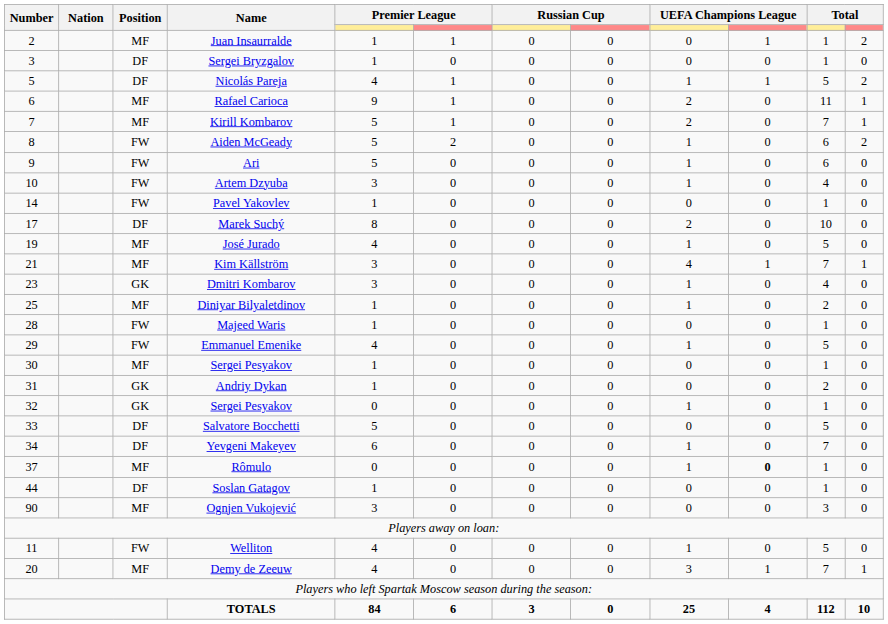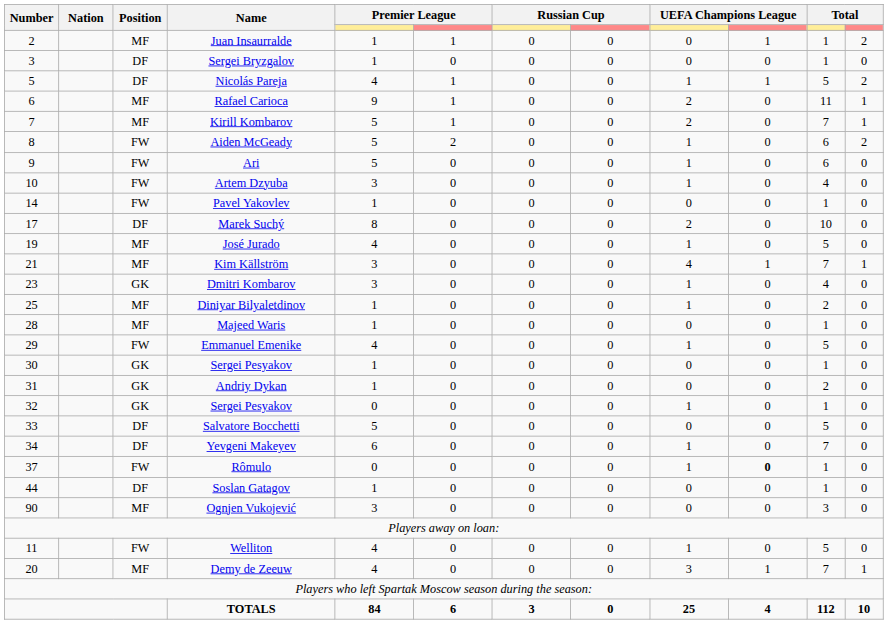(140, 325) FW -> (140, 325) MF
(140, 365) MF -> (140, 365) GK
(140, 467) MF -> (140, 467) FW
